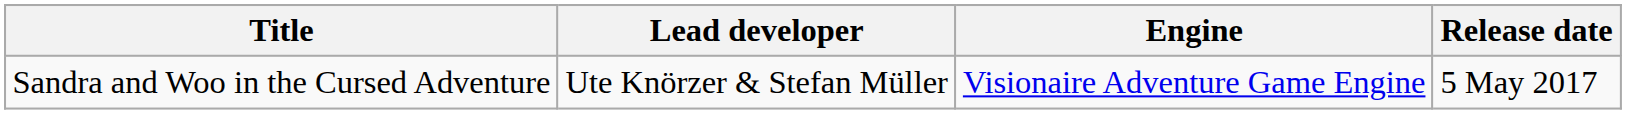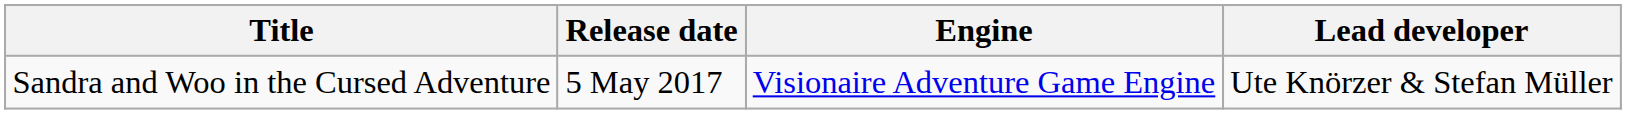columns swapped: (1527, 30) <-> (757, 30)
